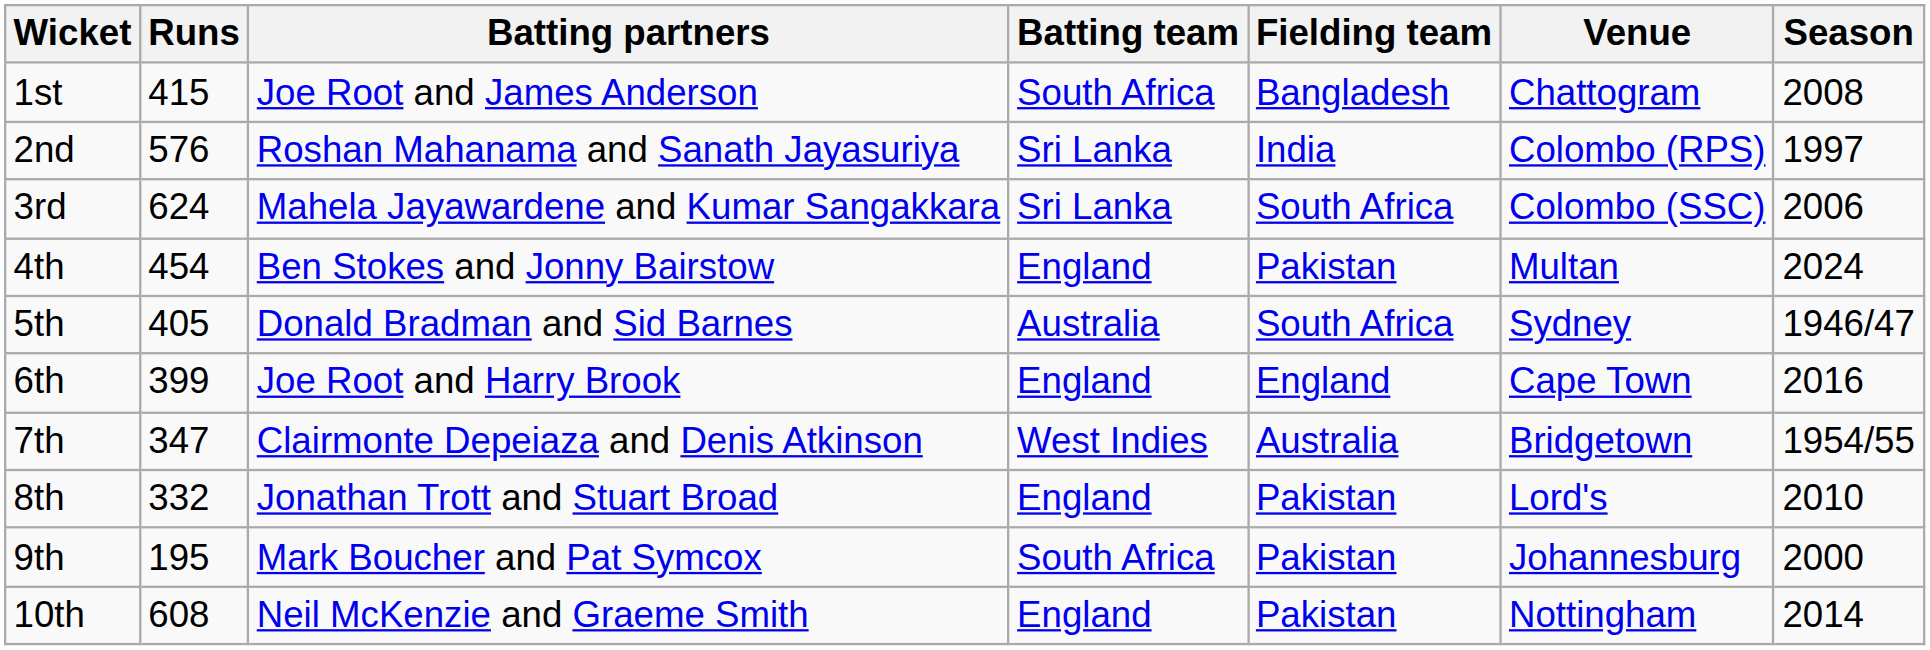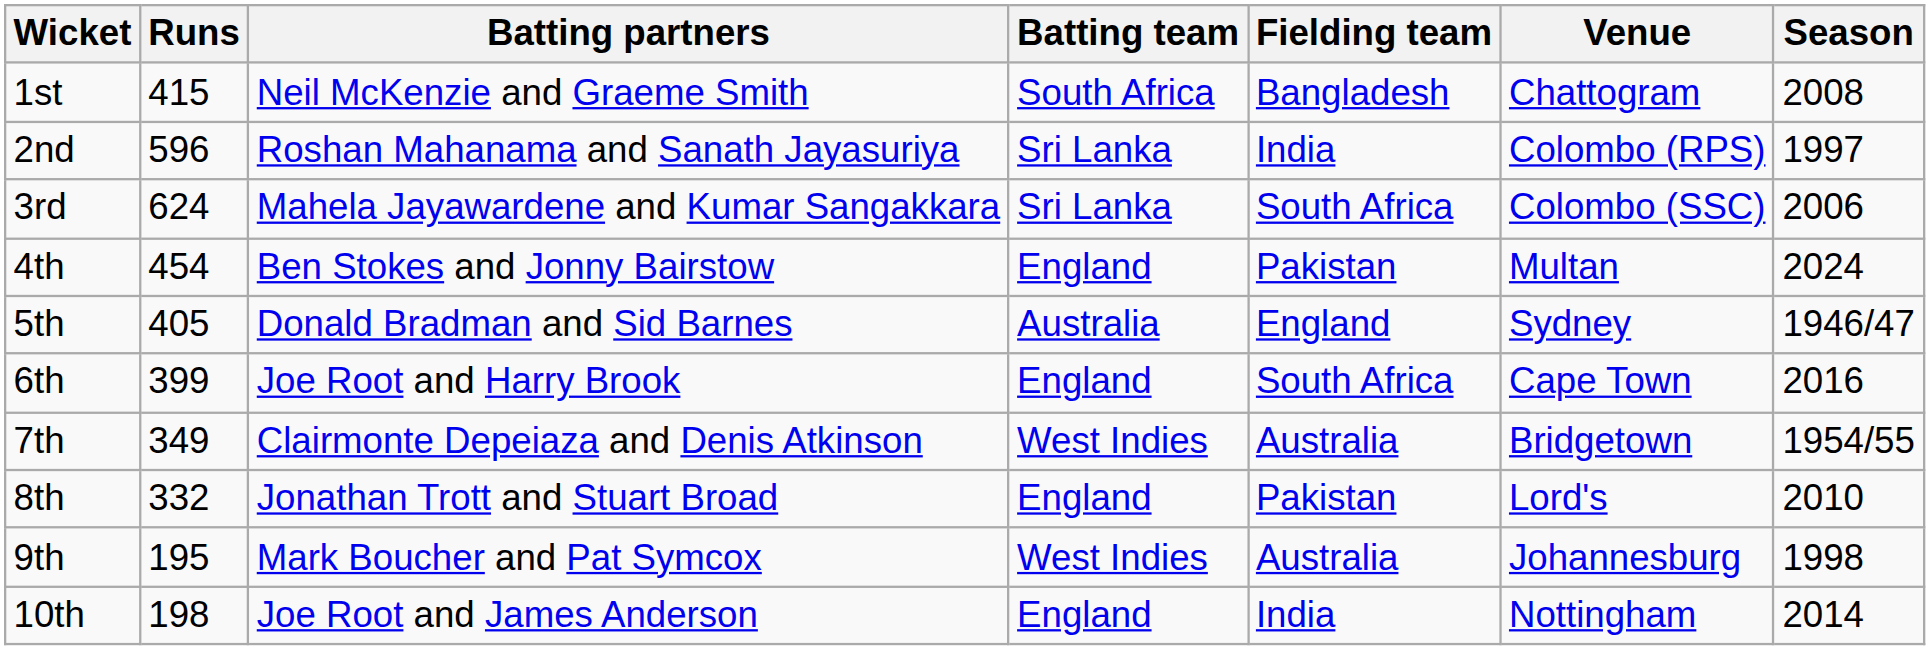(507, 91) Joe Root and James Anderson -> (533, 91) Neil McKenzie and Graeme Smith
(179, 149) 576 -> (179, 149) 596
(1355, 324) South Africa -> (1323, 324) England
(1323, 382) England -> (1355, 382) South Africa
(179, 440) 347 -> (179, 440) 349
(1116, 556) South Africa -> (1112, 556) West Indies
(1326, 556) Pakistan -> (1327, 556) Australia
(1823, 556) 2000 -> (1823, 556) 1998
(179, 614) 608 -> (179, 614) 198
(533, 614) Neil McKenzie and Graeme Smith -> (507, 614) Joe Root and James Anderson
(1326, 614) Pakistan -> (1296, 614) India
